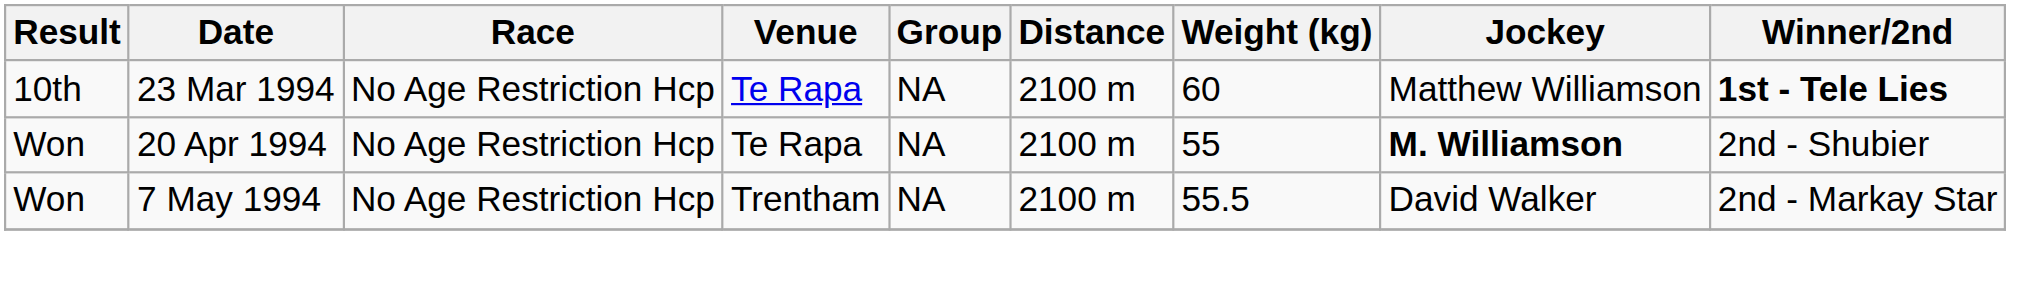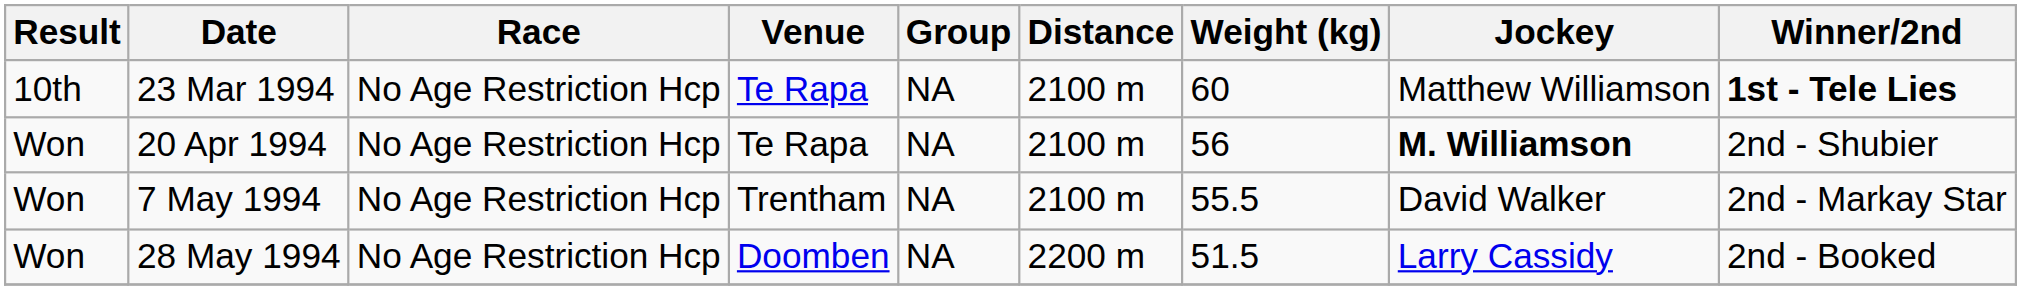(1201, 144) 55 -> (1210, 144) 56
+ row: (239, 255)
